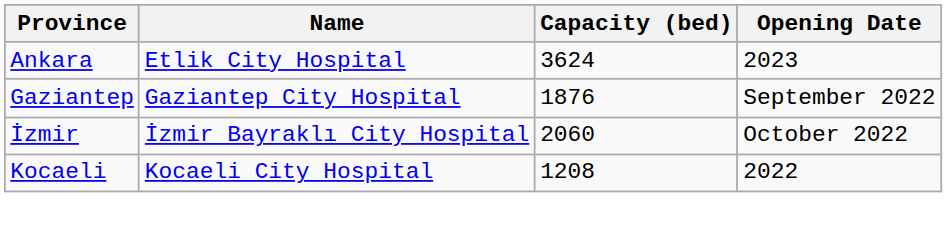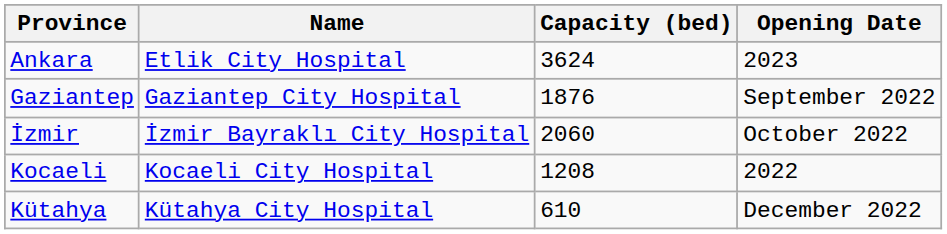+ row: (58, 210)
